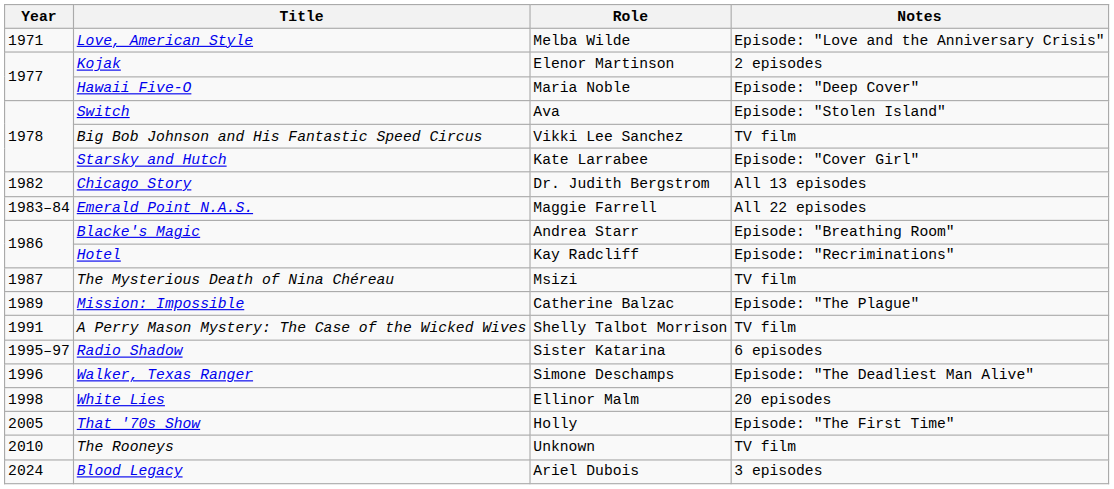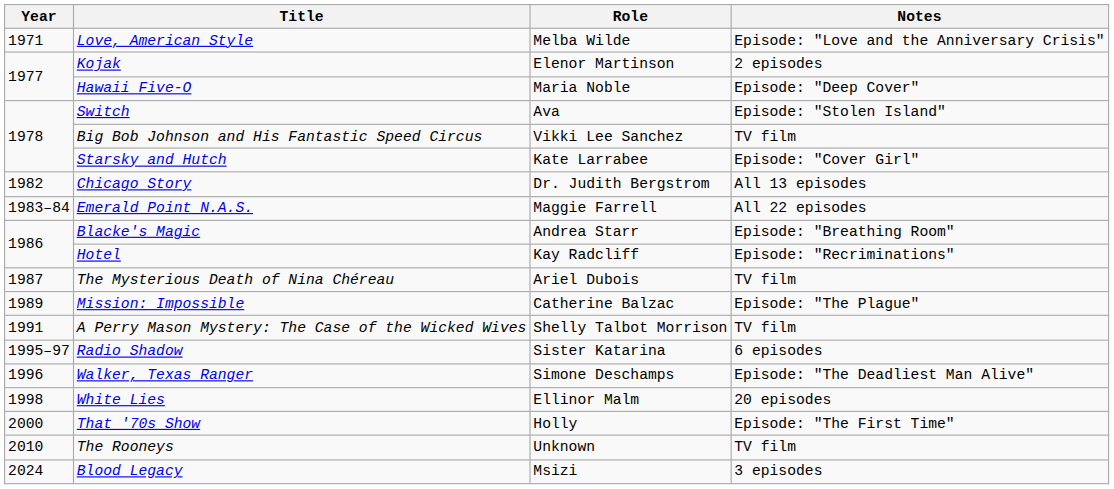(555, 280) Msizi -> (586, 280) Ariel Dubois
(26, 424) 2005 -> (26, 424) 2000
(586, 471) Ariel Dubois -> (555, 471) Msizi
